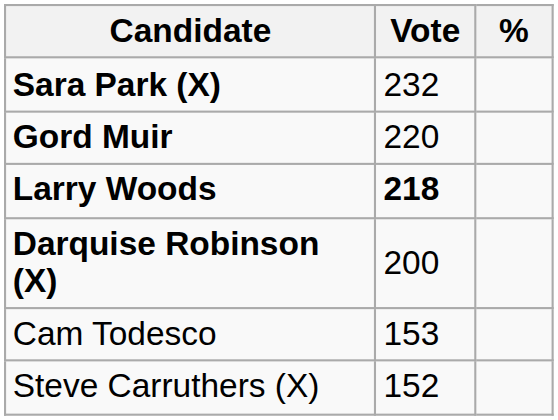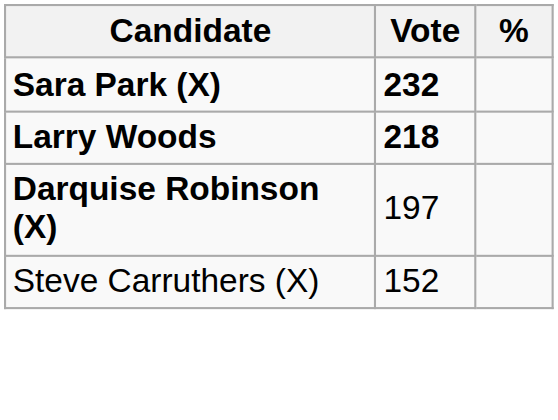(411, 84) normal -> (411, 84) bold
- row: (93, 137)
(411, 261) 200 -> (411, 208) 197
- row: (115, 333)
